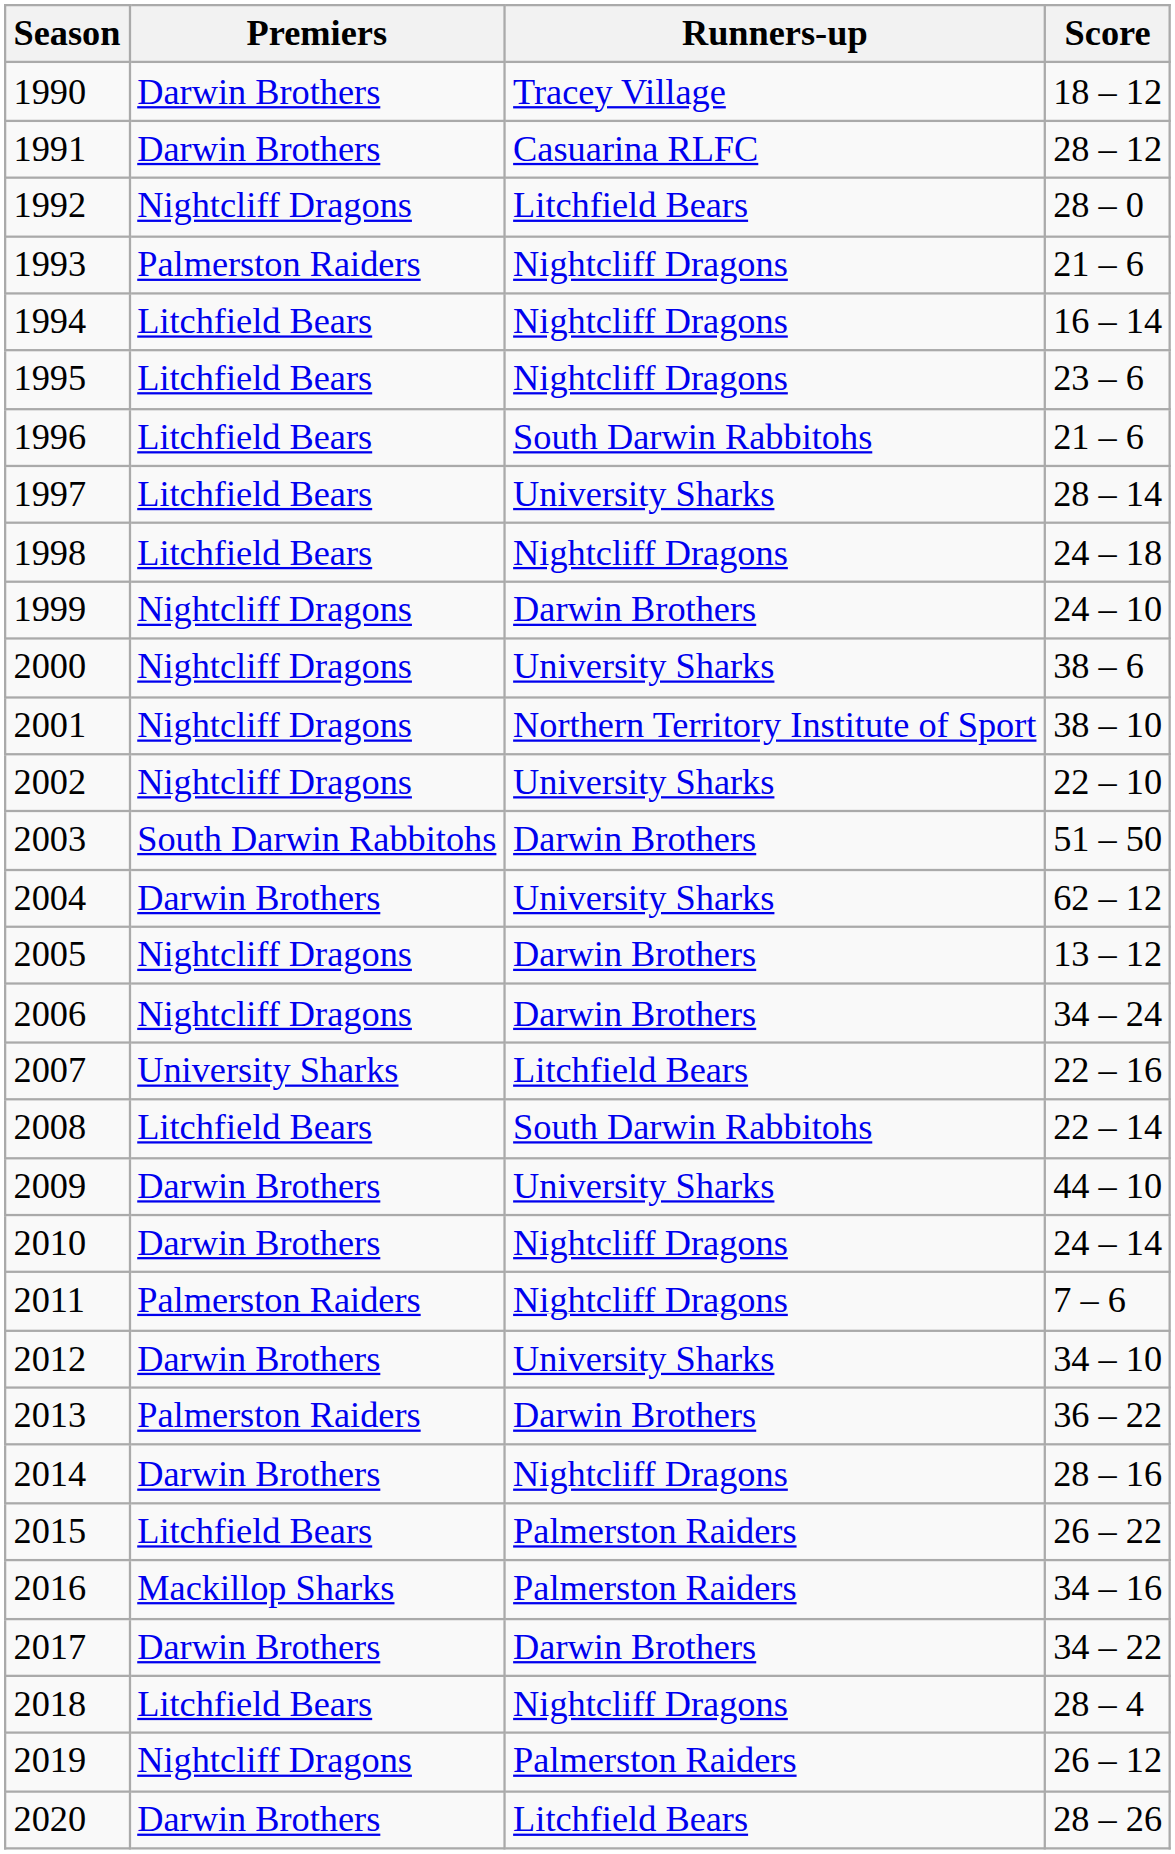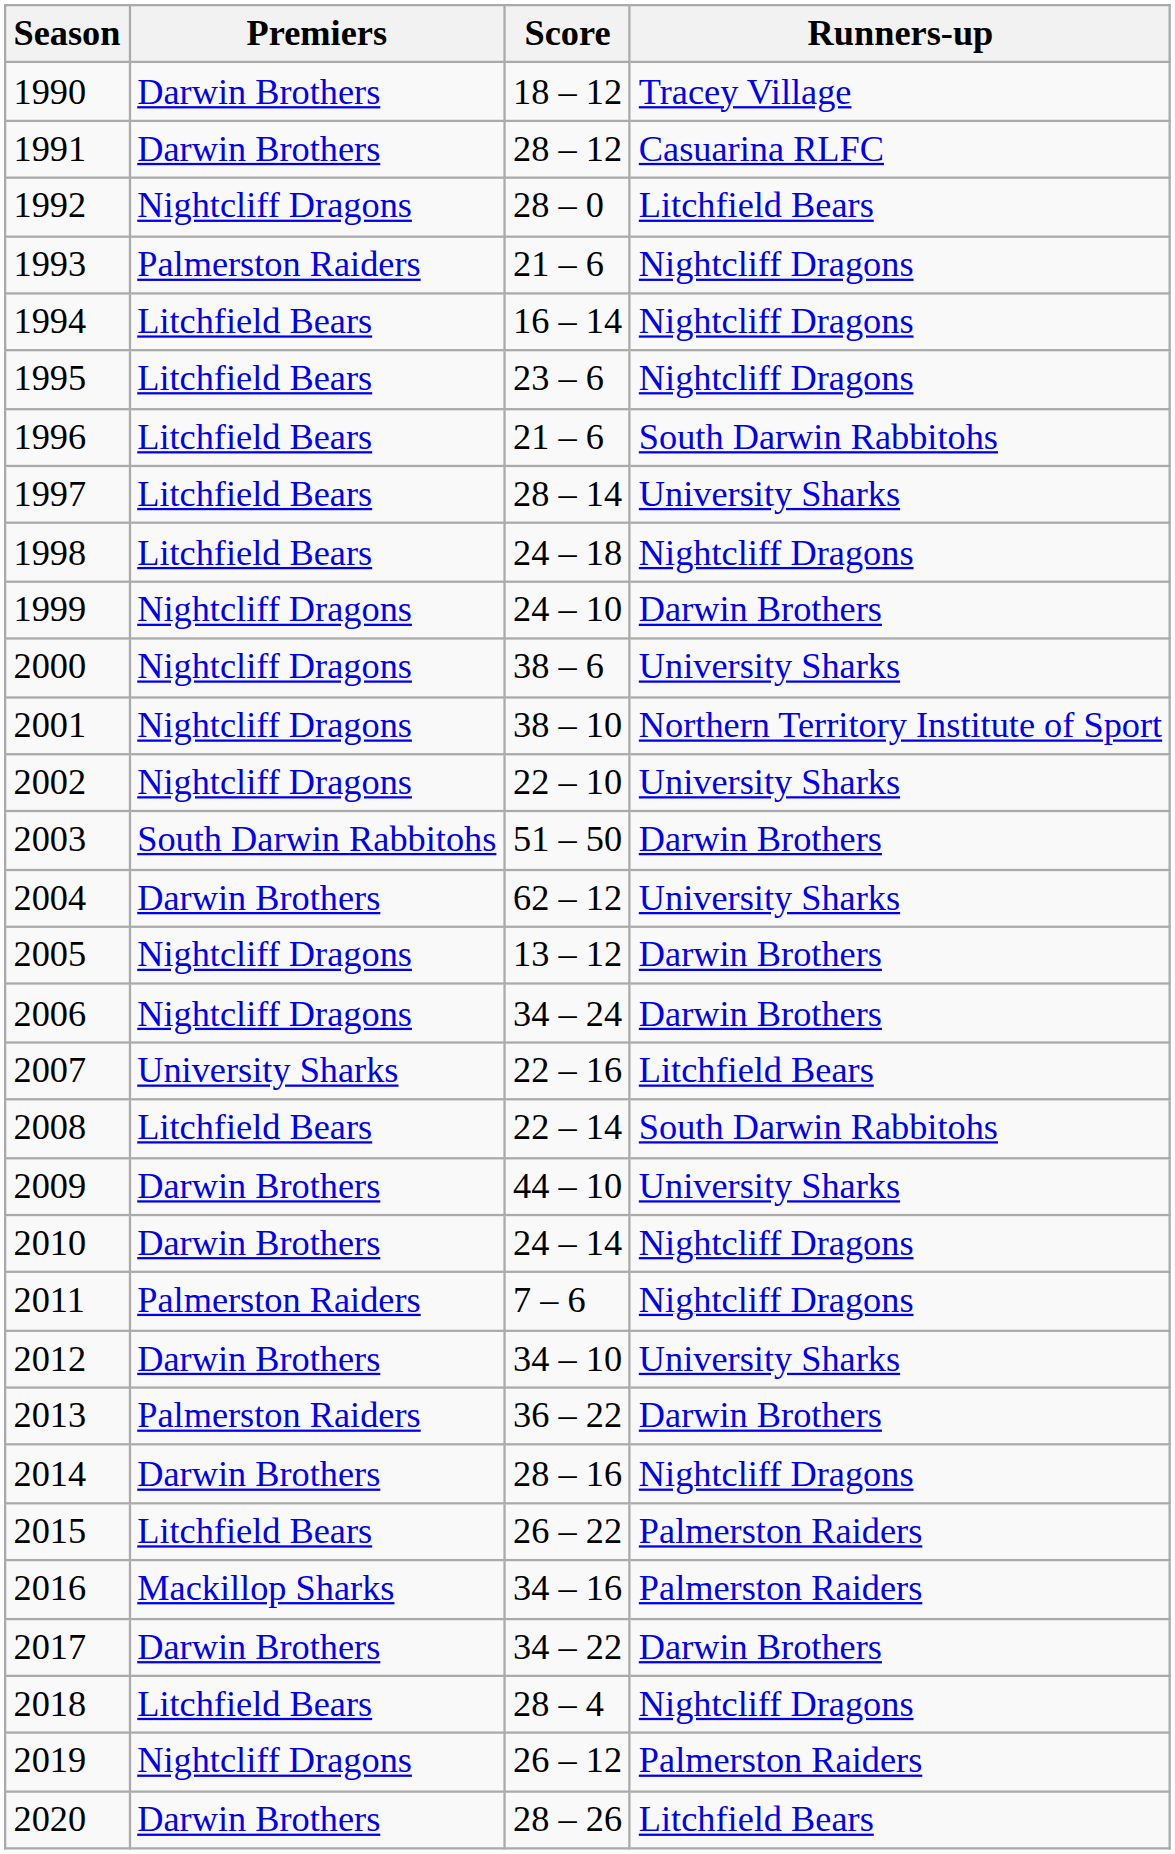columns swapped: (1108, 33) <-> (775, 33)
